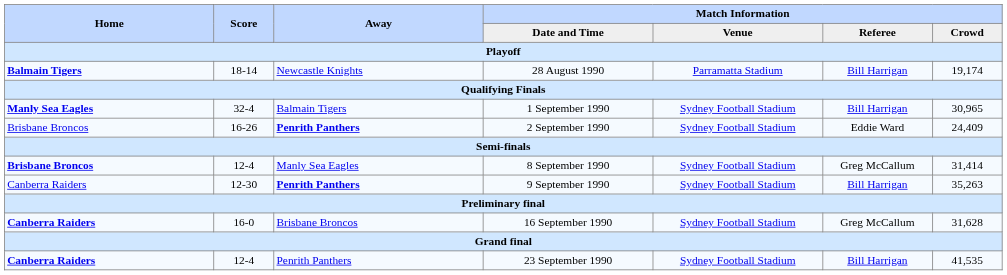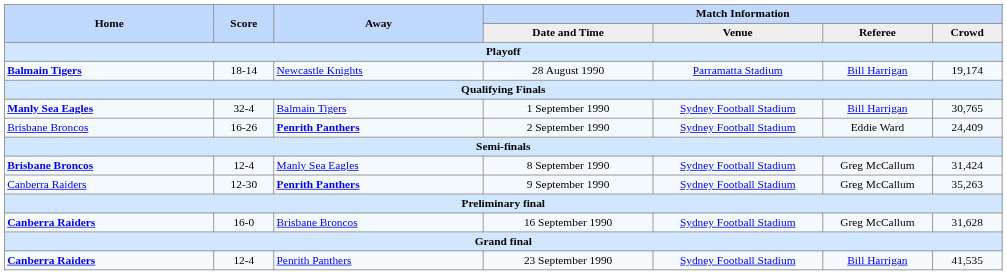(967, 108) 30,965 -> (967, 108) 30,765
(967, 165) 31,414 -> (967, 165) 31,424
(877, 184) Bill Harrigan -> (877, 184) Greg McCallum
